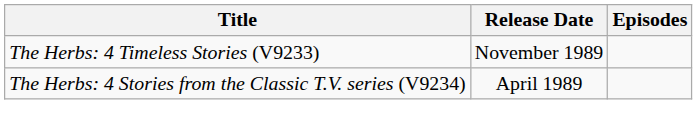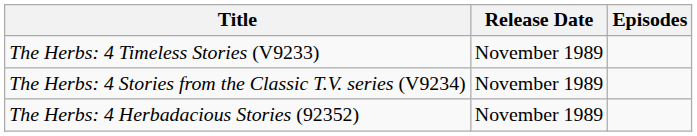(539, 83) April 1989 -> (539, 83) November 1989
+ row: (184, 114)
